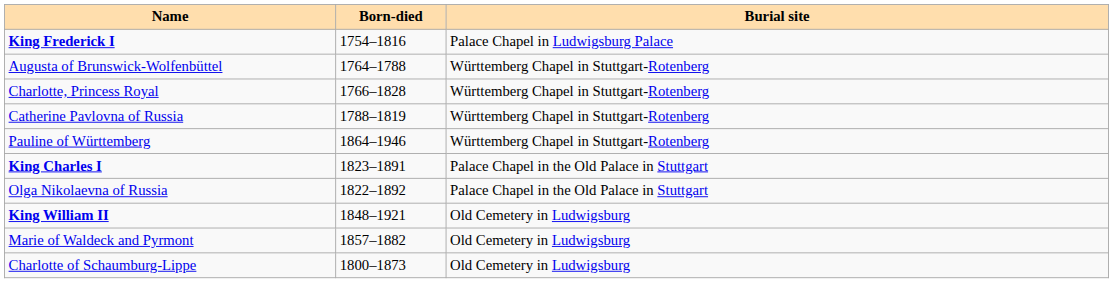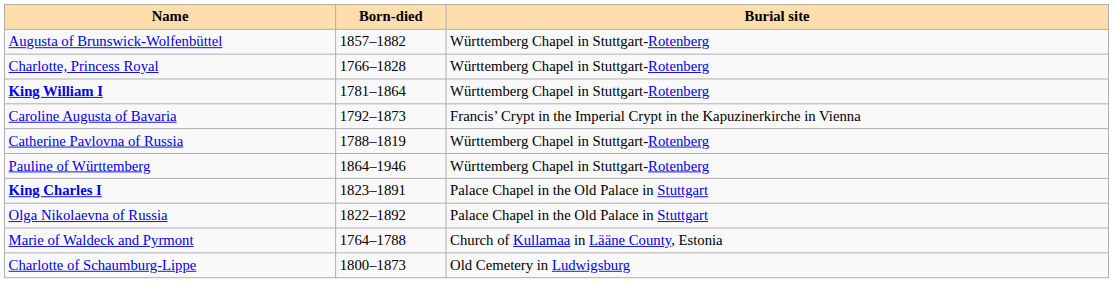- row: (62, 41)
(373, 66) 1764–1788 -> (373, 41) 1857–1882
+ row: (56, 91)
+ row: (93, 116)
- row: (59, 215)
(373, 240) 1857–1882 -> (373, 240) 1764–1788
(540, 240) Old Cemetery in Ludwigsburg -> (586, 240) Church of Kullamaa in Lääne County, Estonia
